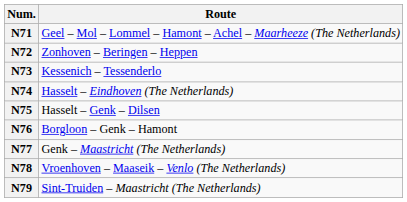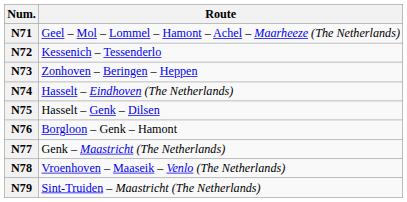(120, 52) Zonhoven – Beringen – Heppen -> (101, 52) Kessenich – Tessenderlo
(101, 71) Kessenich – Tessenderlo -> (120, 71) Zonhoven – Beringen – Heppen
